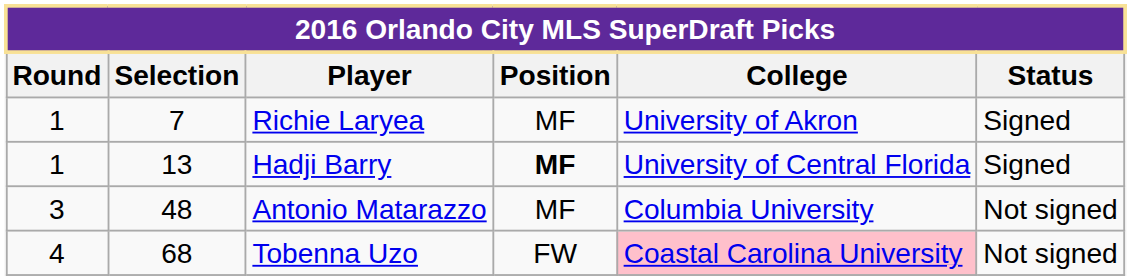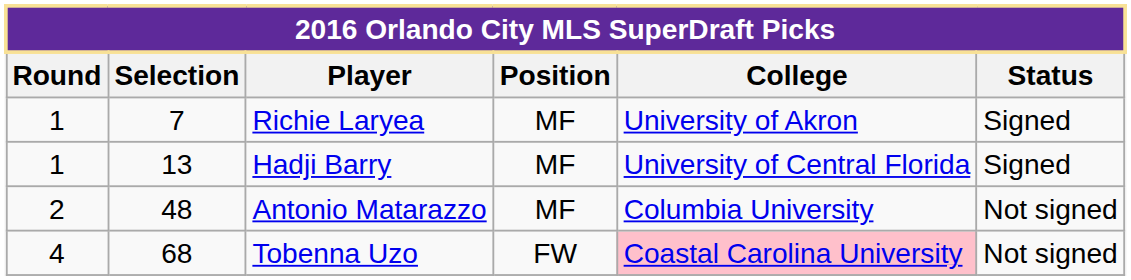(555, 165) bold -> (555, 165) normal
(57, 209) 3 -> (57, 209) 2
